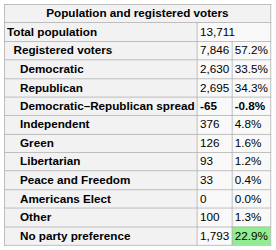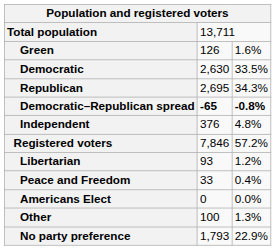rows swapped: (60, 50) <-> (30, 143)
(251, 236) lightgreen background -> (251, 236) no background
